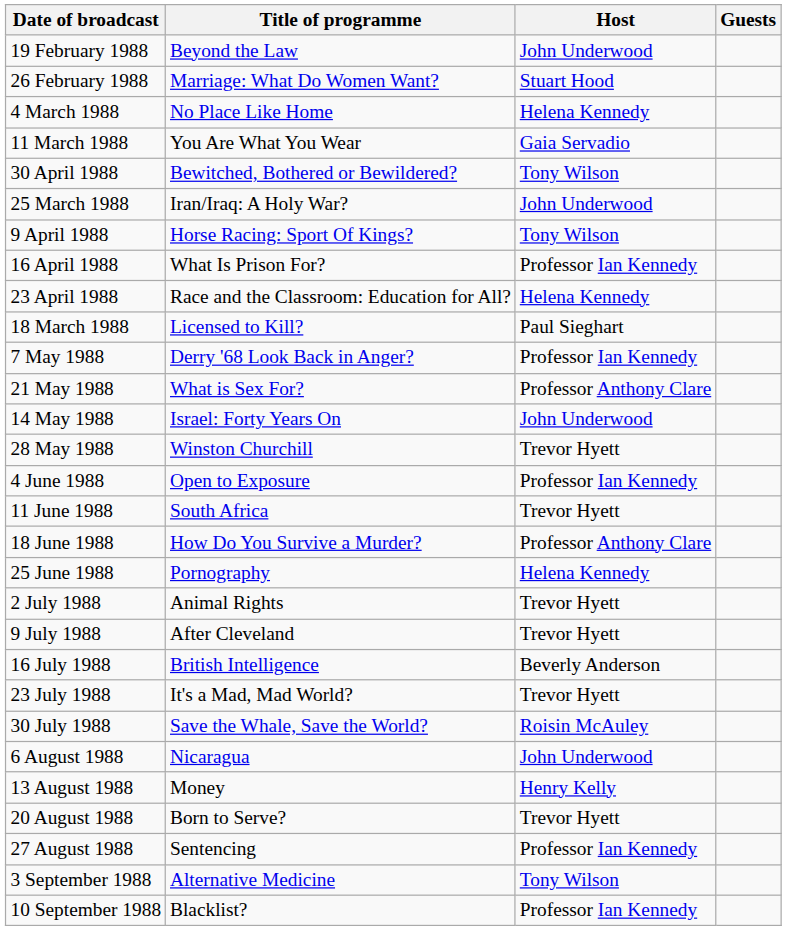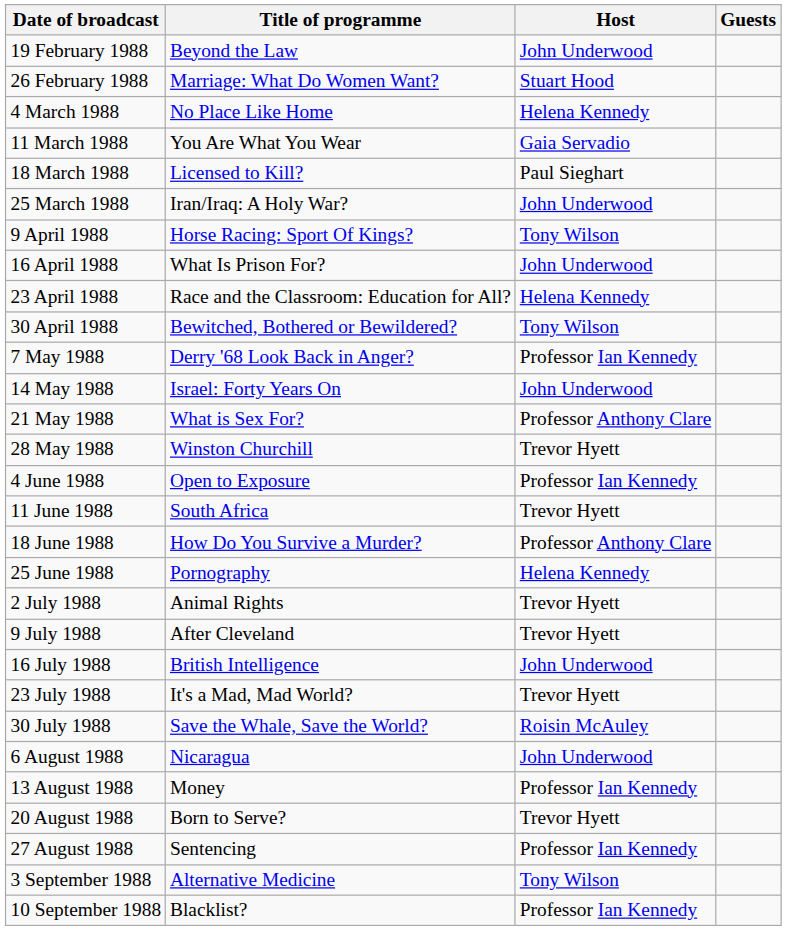rows swapped: (70, 326) <-> (64, 173)
(608, 265) Professor Ian Kennedy -> (586, 265) John Underwood
rows swapped: (62, 419) <-> (62, 388)
(590, 664) Beverly Anderson -> (586, 664) John Underwood
(568, 787) Henry Kelly -> (608, 787) Professor Ian Kennedy
